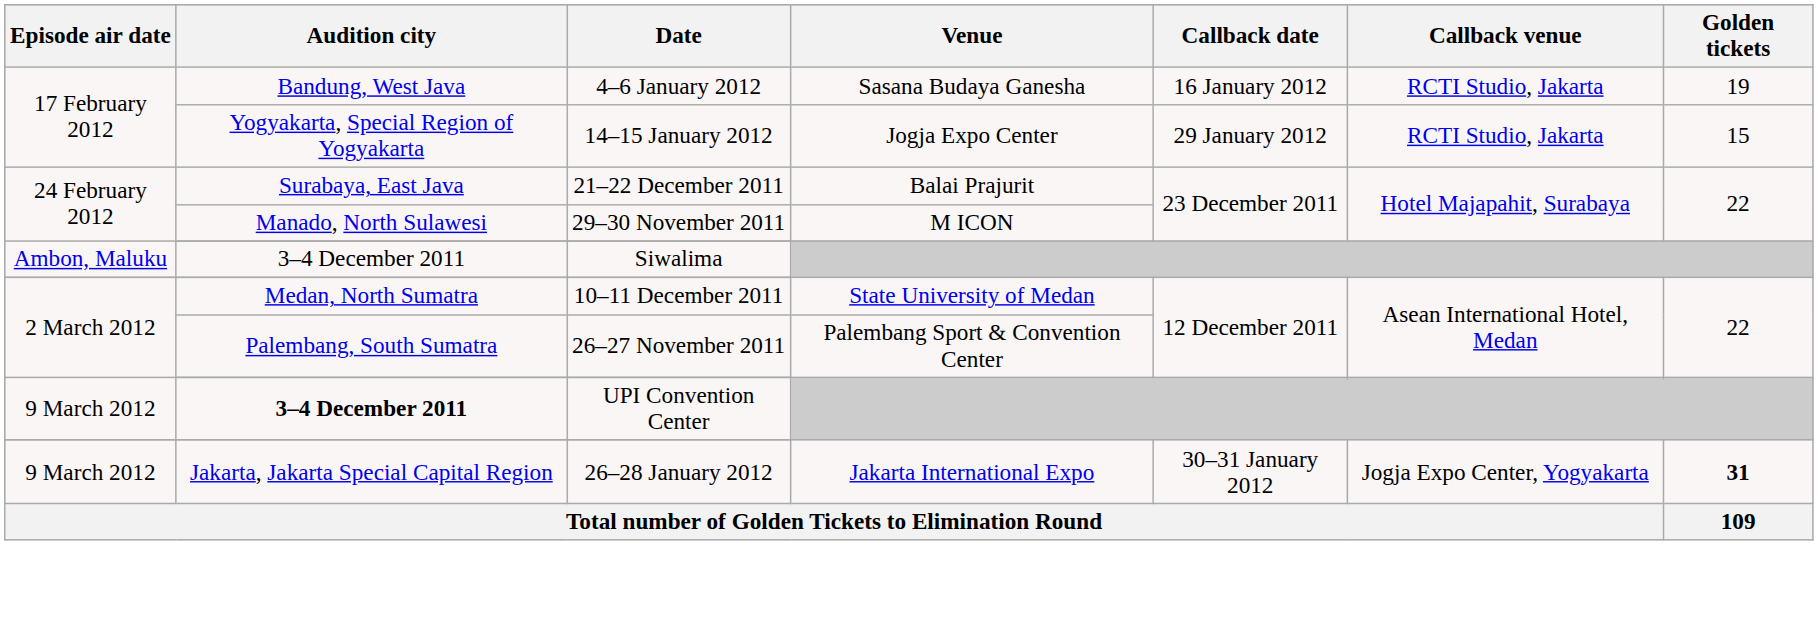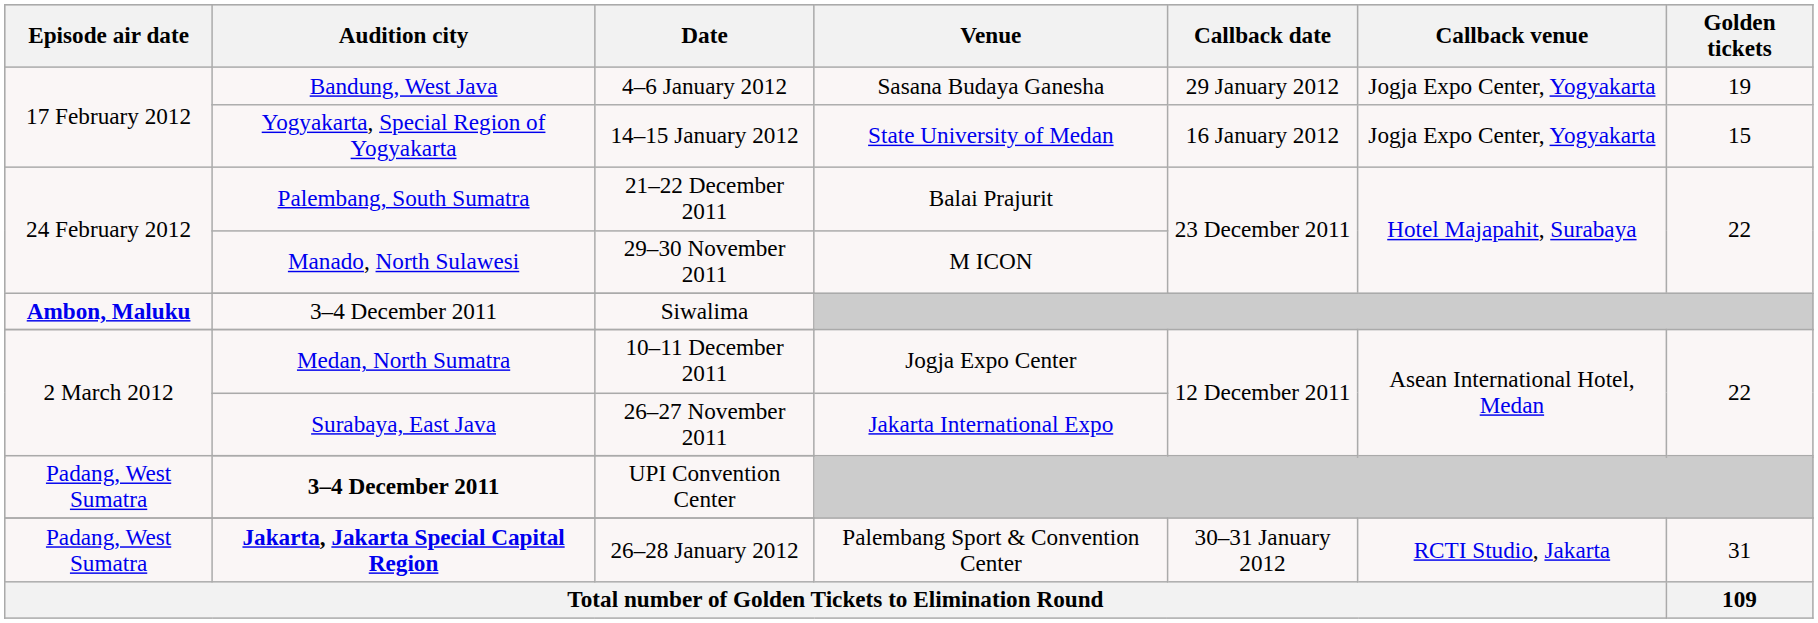(1250, 85) 16 January 2012 -> (1263, 85) 29 January 2012
(1505, 85) RCTI Studio, Jakarta -> (1512, 85) Jogja Expo Center, Yogyakarta
(972, 135) Jogja Expo Center -> (991, 135) State University of Medan
(1250, 135) 29 January 2012 -> (1263, 135) 16 January 2012
(1505, 135) RCTI Studio, Jakarta -> (1512, 135) Jogja Expo Center, Yogyakarta
(371, 185) Surabaya, East Java -> (404, 198) Palembang, South Sumatra
(90, 259) normal -> (109, 311) bold
(972, 295) State University of Medan -> (991, 361) Jogja Expo Center
(371, 345) Palembang, South Sumatra -> (404, 424) Surabaya, East Java
(972, 345) Palembang Sport & Convention Center -> (991, 424) Jakarta International Expo
(90, 408) 9 March 2012 -> (109, 486) Padang, West Sumatra
(90, 471) 9 March 2012 -> (109, 549) Padang, West Sumatra
(371, 471) normal -> (404, 549) bold
(972, 471) Jakarta International Expo -> (991, 549) Palembang Sport & Convention Center
(1505, 471) Jogja Expo Center, Yogyakarta -> (1512, 549) RCTI Studio, Jakarta
(1738, 471) bold -> (1739, 549) normal
